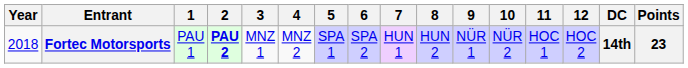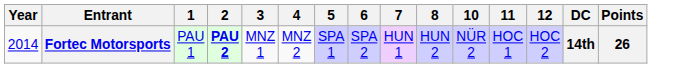- column: (471, 15)
(23, 44) 2018 -> (23, 44) 2014
(659, 44) 23 -> (622, 44) 26
